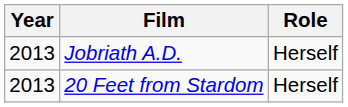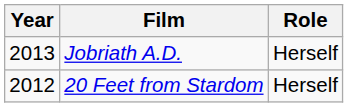(32, 85) 2013 -> (32, 85) 2012
